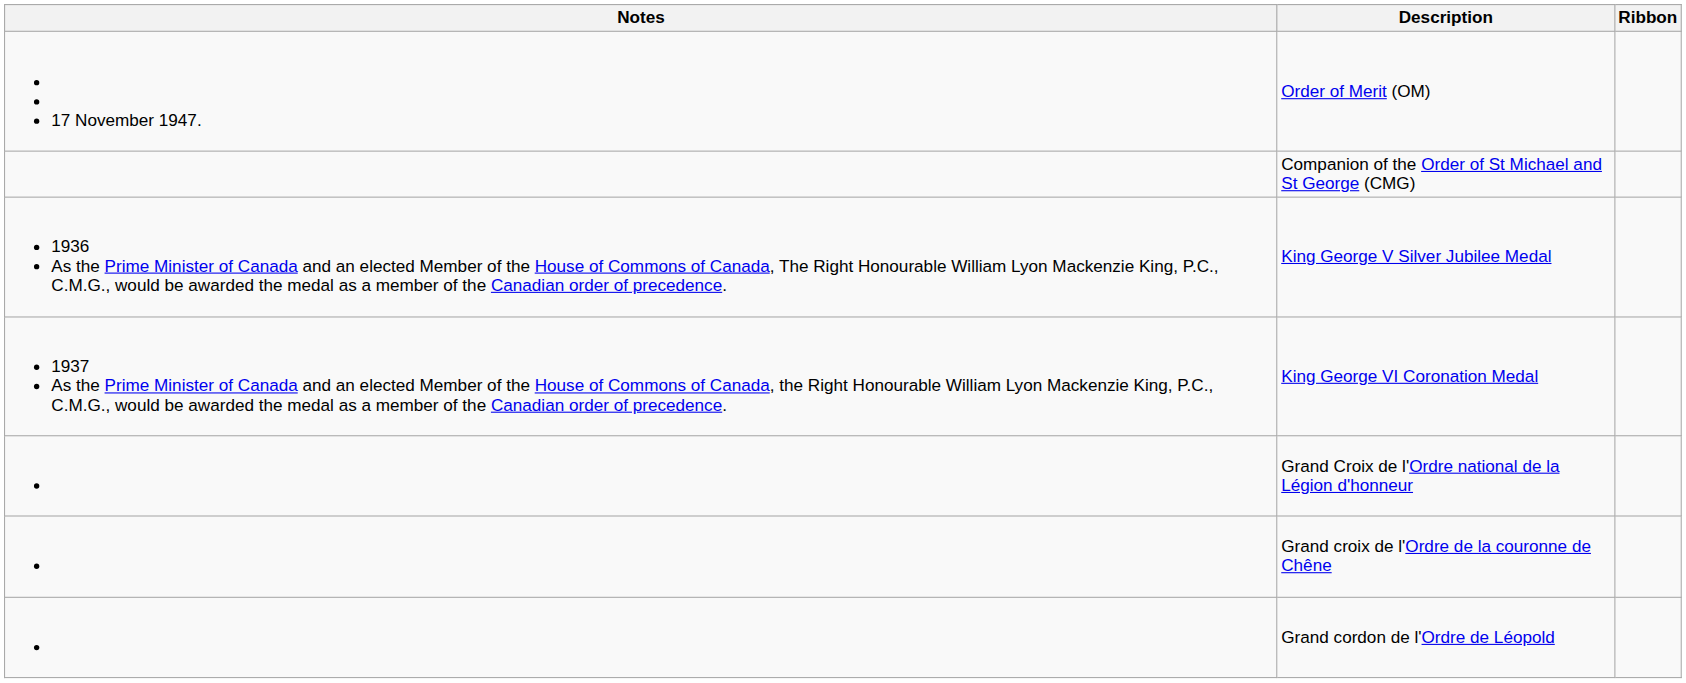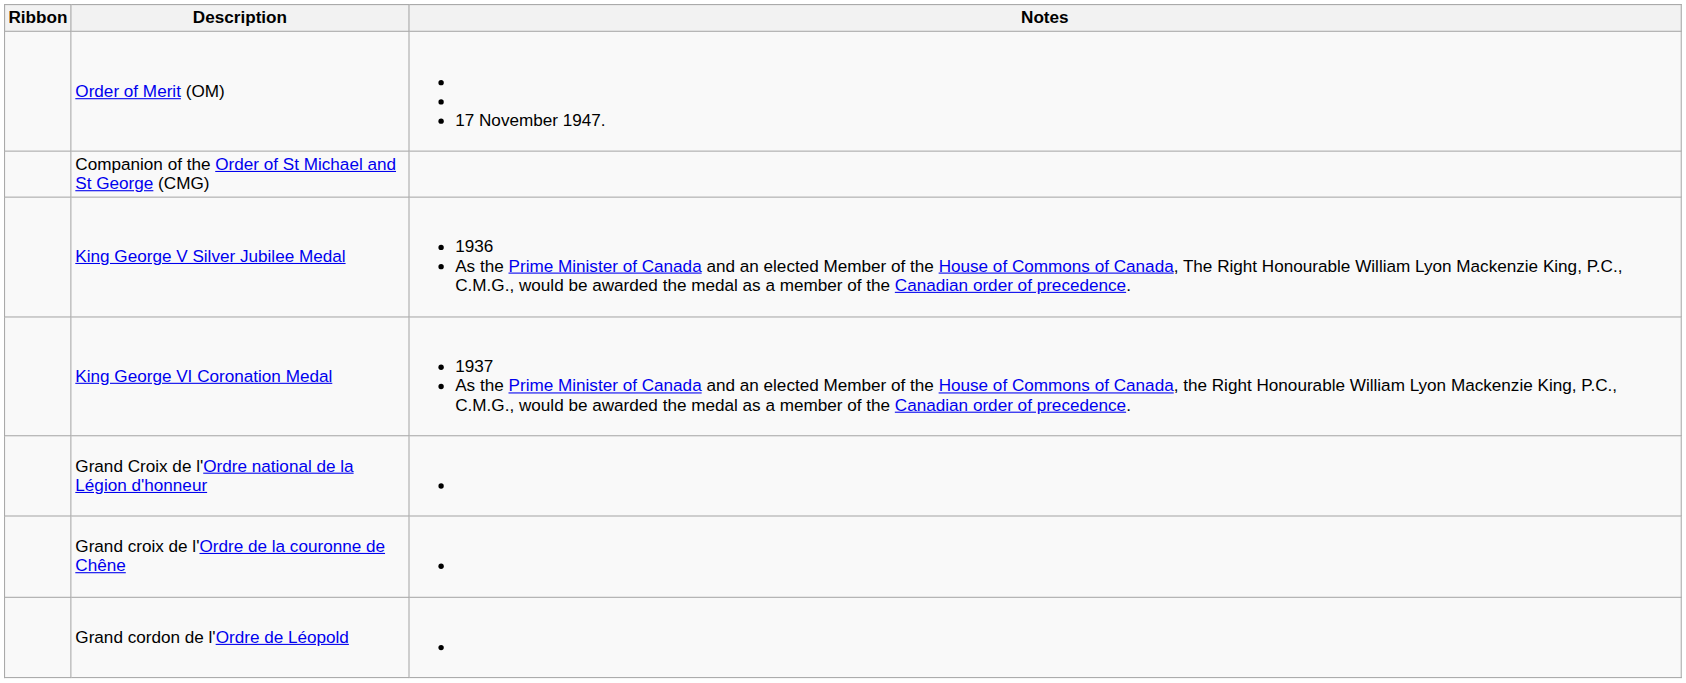columns swapped: (1648, 18) <-> (641, 18)
